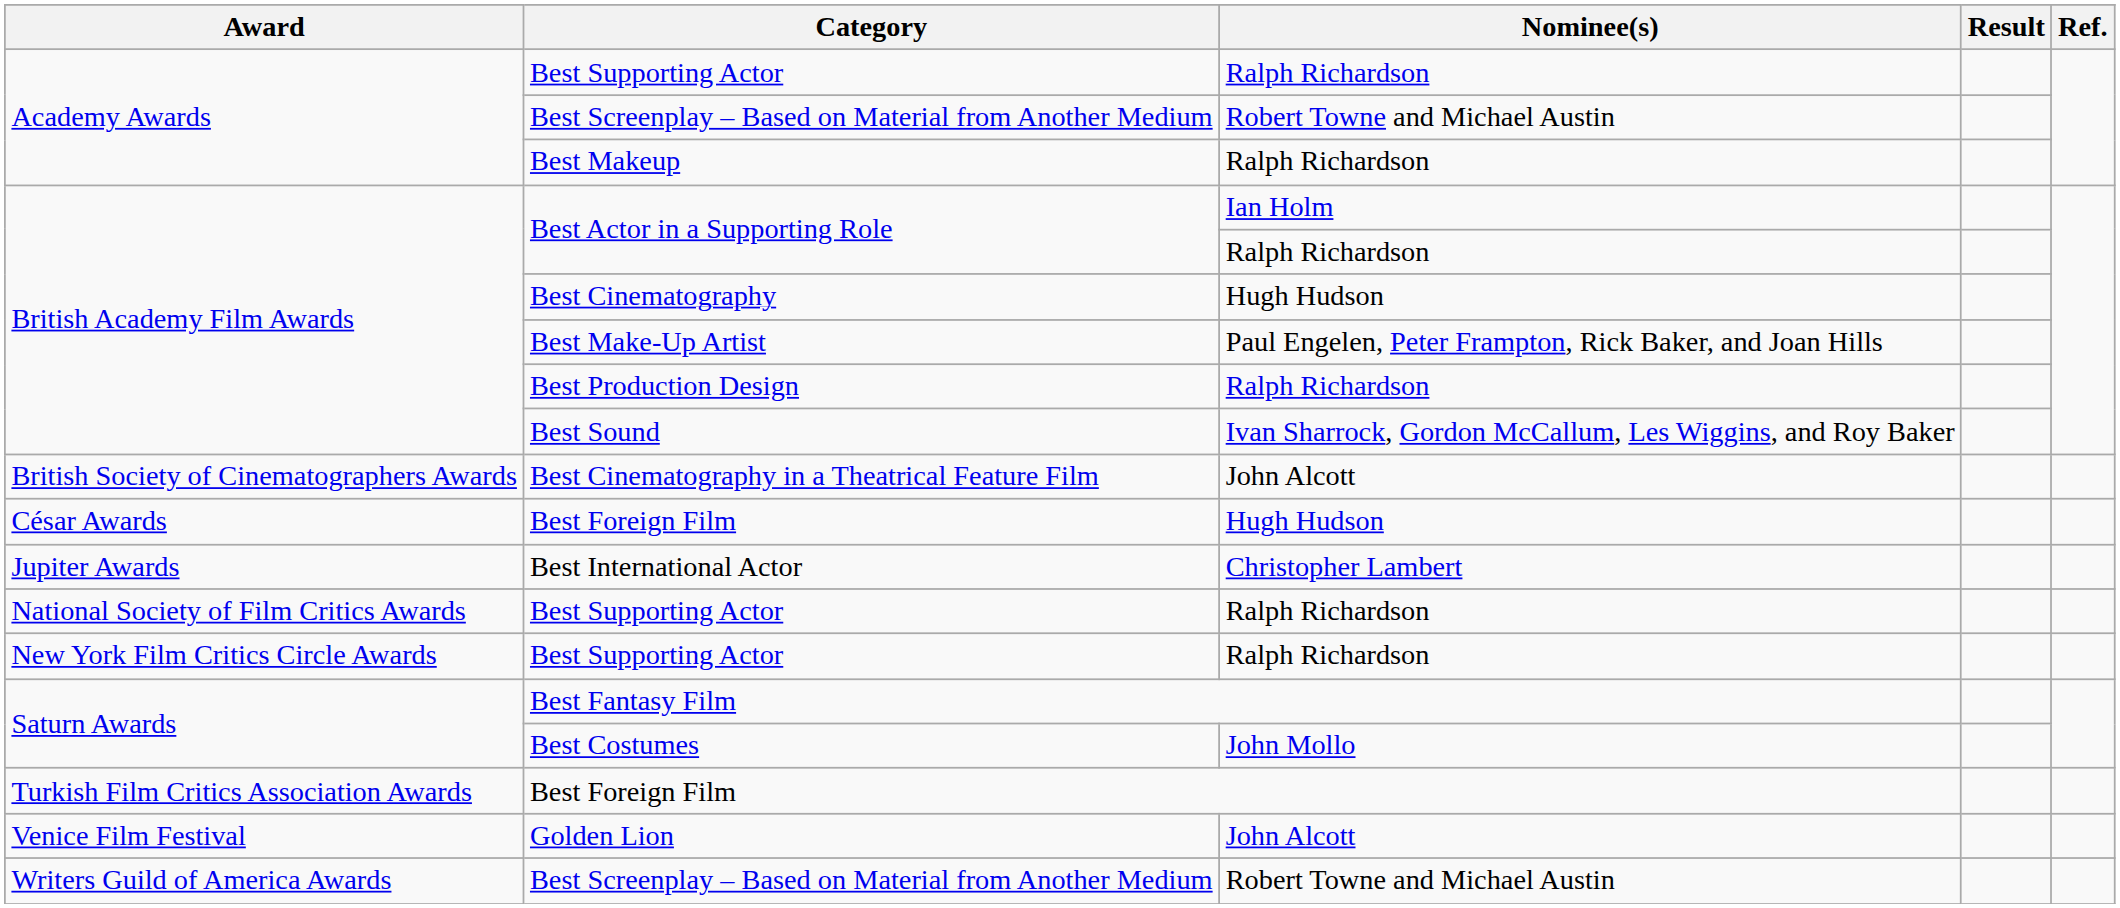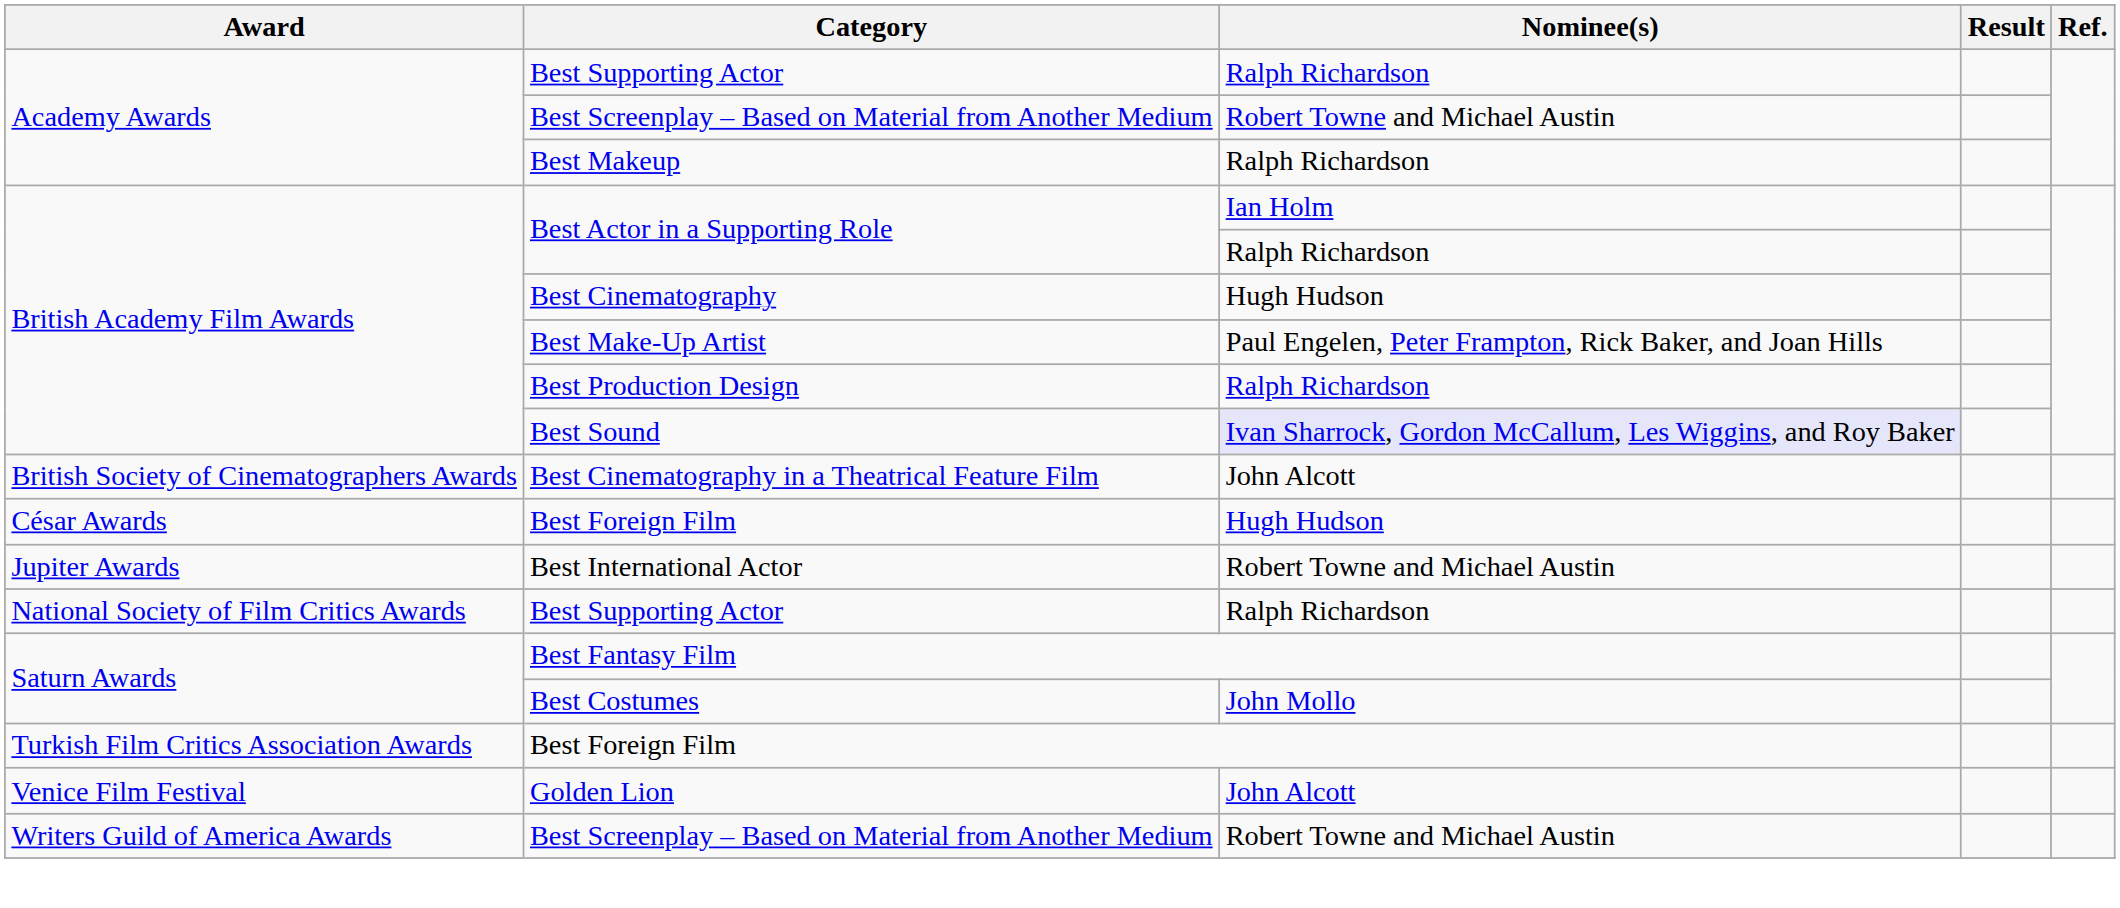(1590, 431) no background -> (1590, 431) lavender background
(1344, 565) Christopher Lambert -> (1420, 565) Robert Towne and Michael Austin
- row: (224, 655)
